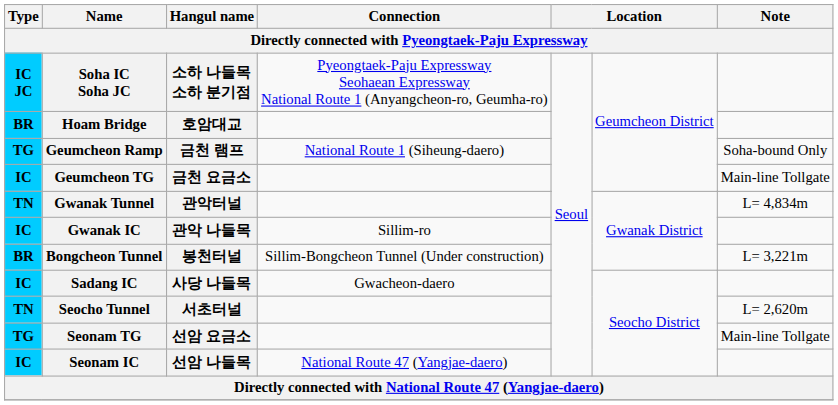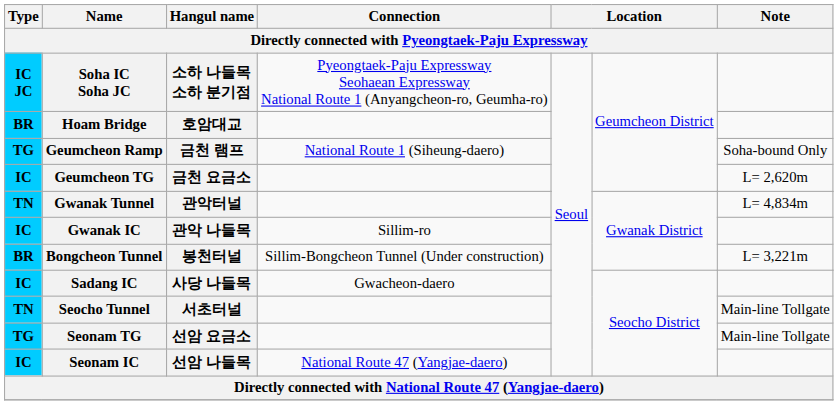(775, 177) Main-line Tollgate -> (775, 177) L= 2,620m
(775, 309) L= 2,620m -> (775, 309) Main-line Tollgate
